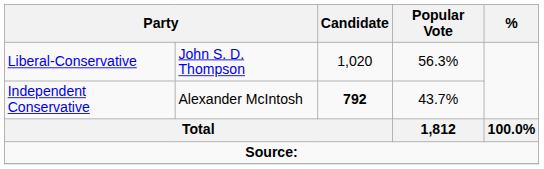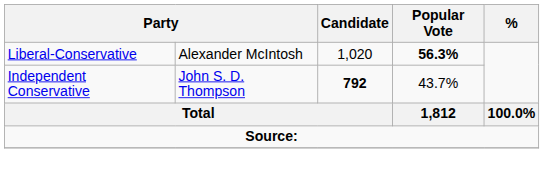(212, 61) John S. D. Thompson -> (241, 53) Alexander McIntosh
(438, 61) normal -> (438, 53) bold
(241, 99) Alexander McIntosh -> (212, 84) John S. D. Thompson
